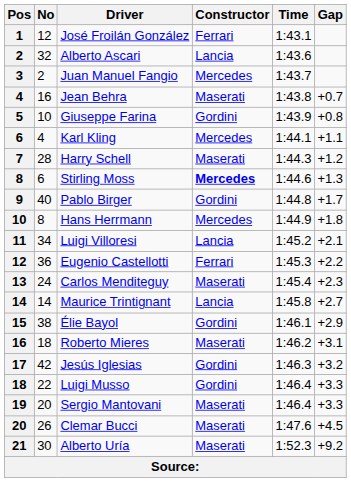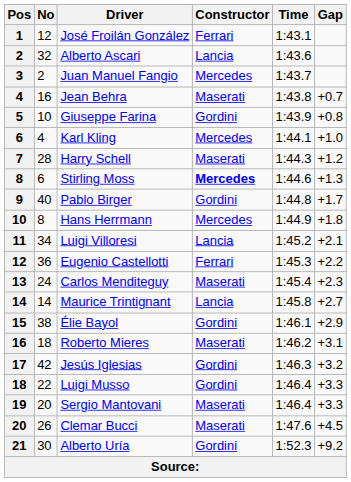(330, 138) +1.1 -> (330, 138) +1.0
(220, 446) Maserati -> (216, 446) Gordini
